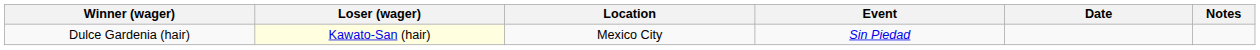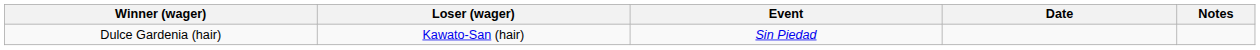- column: (630, 14)
(380, 34) lightyellow background -> (473, 34) no background
